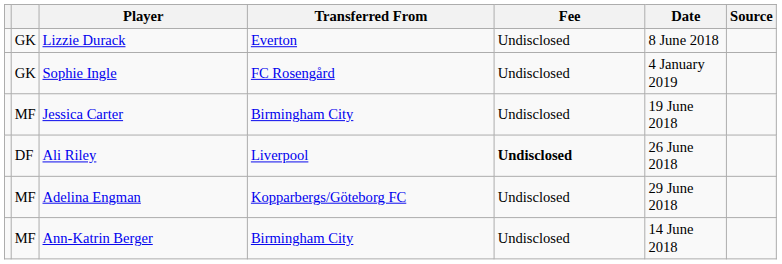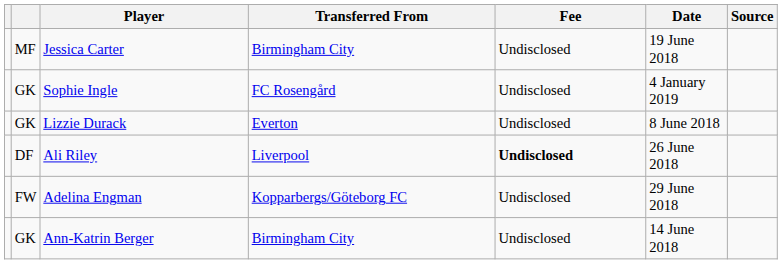rows swapped: (84, 40) <-> (83, 114)
(25, 197) MF -> (26, 197) FW
(25, 238) MF -> (25, 238) GK
